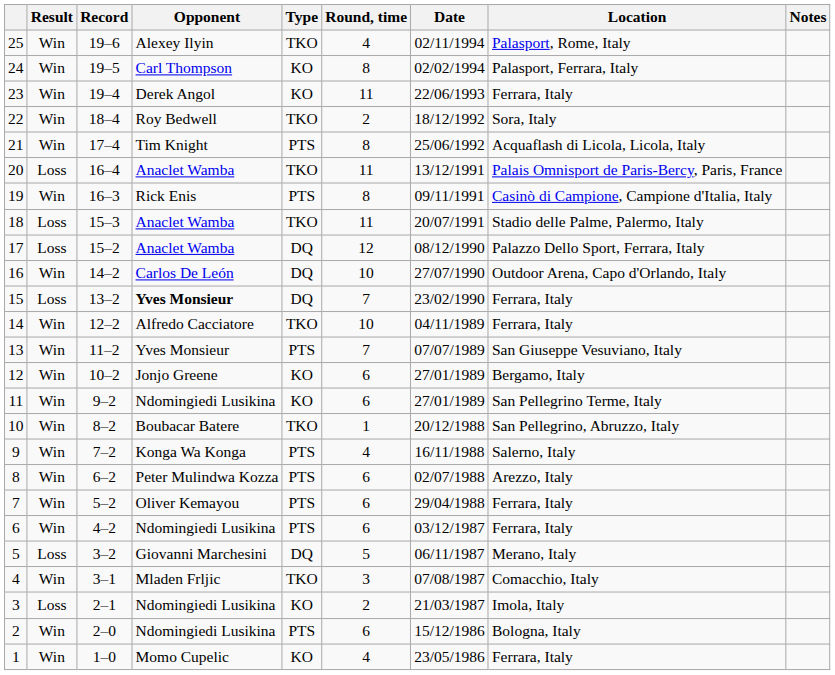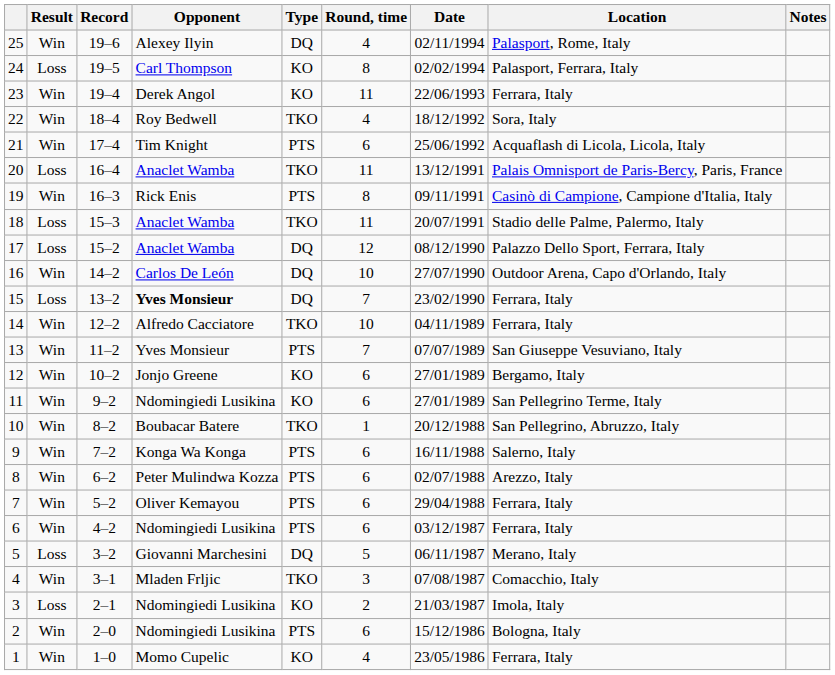(302, 43) TKO -> (302, 43) DQ
(52, 68) Win -> (52, 68) Loss
(366, 119) 2 -> (366, 119) 4
(366, 145) 8 -> (366, 145) 6
(366, 452) 4 -> (366, 452) 6
